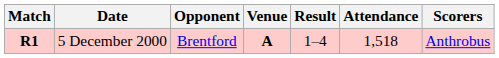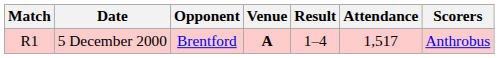(29, 41) bold -> (29, 41) normal
(381, 41) 1,518 -> (381, 41) 1,517
